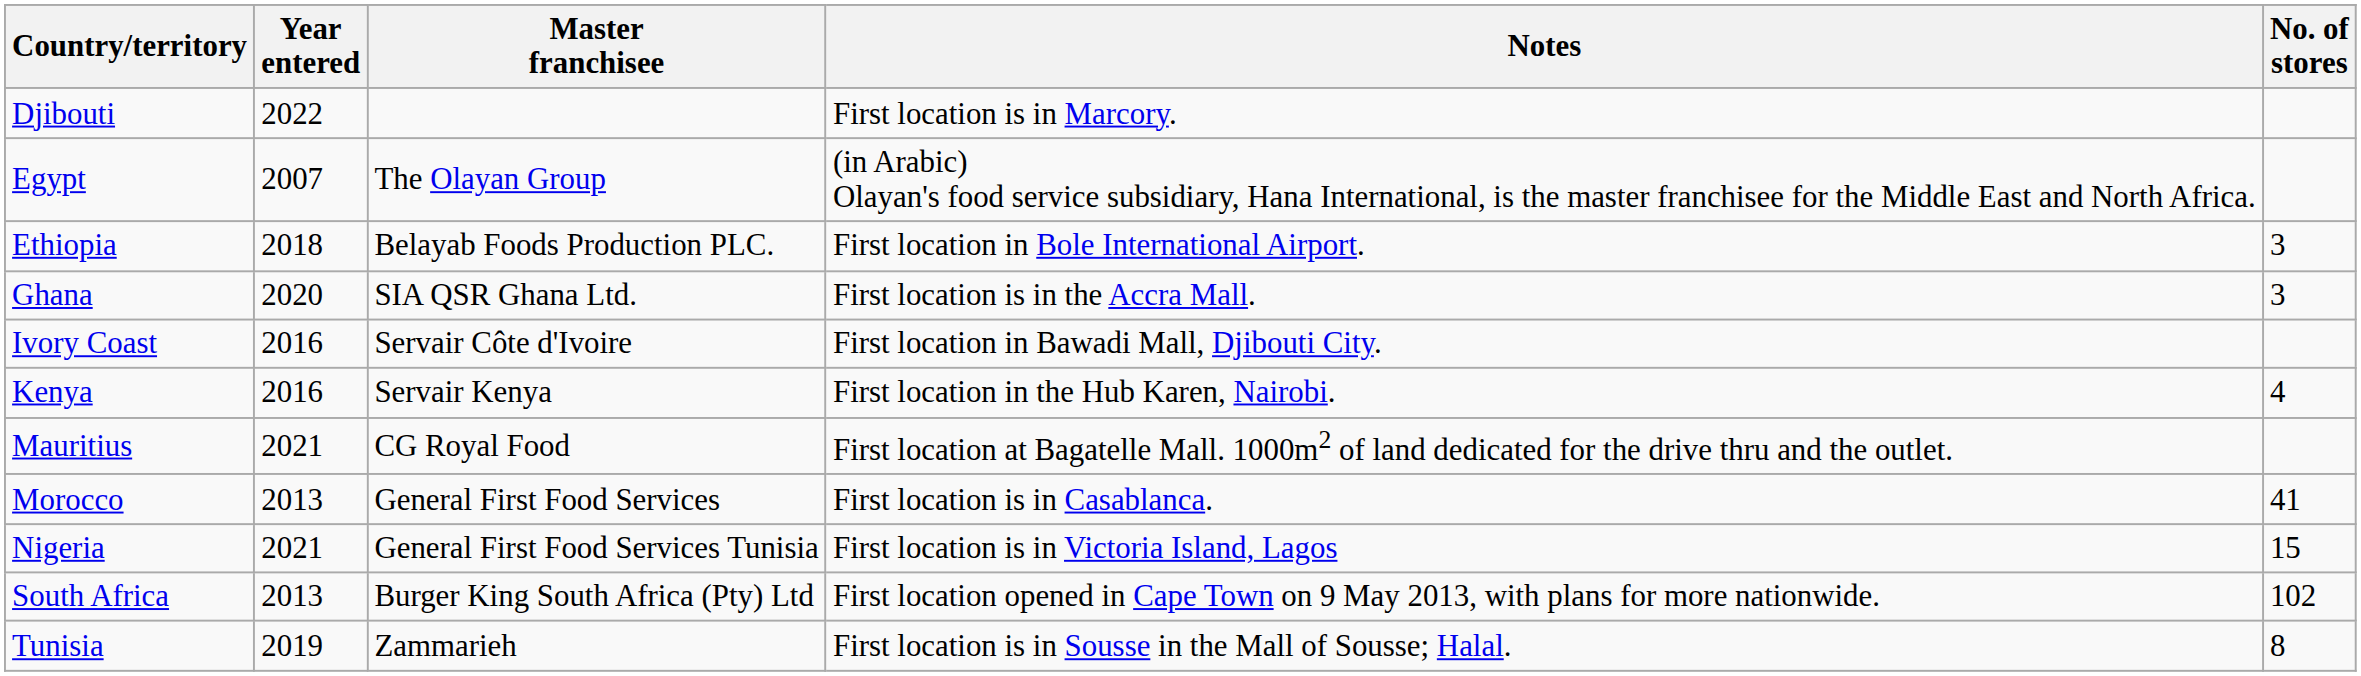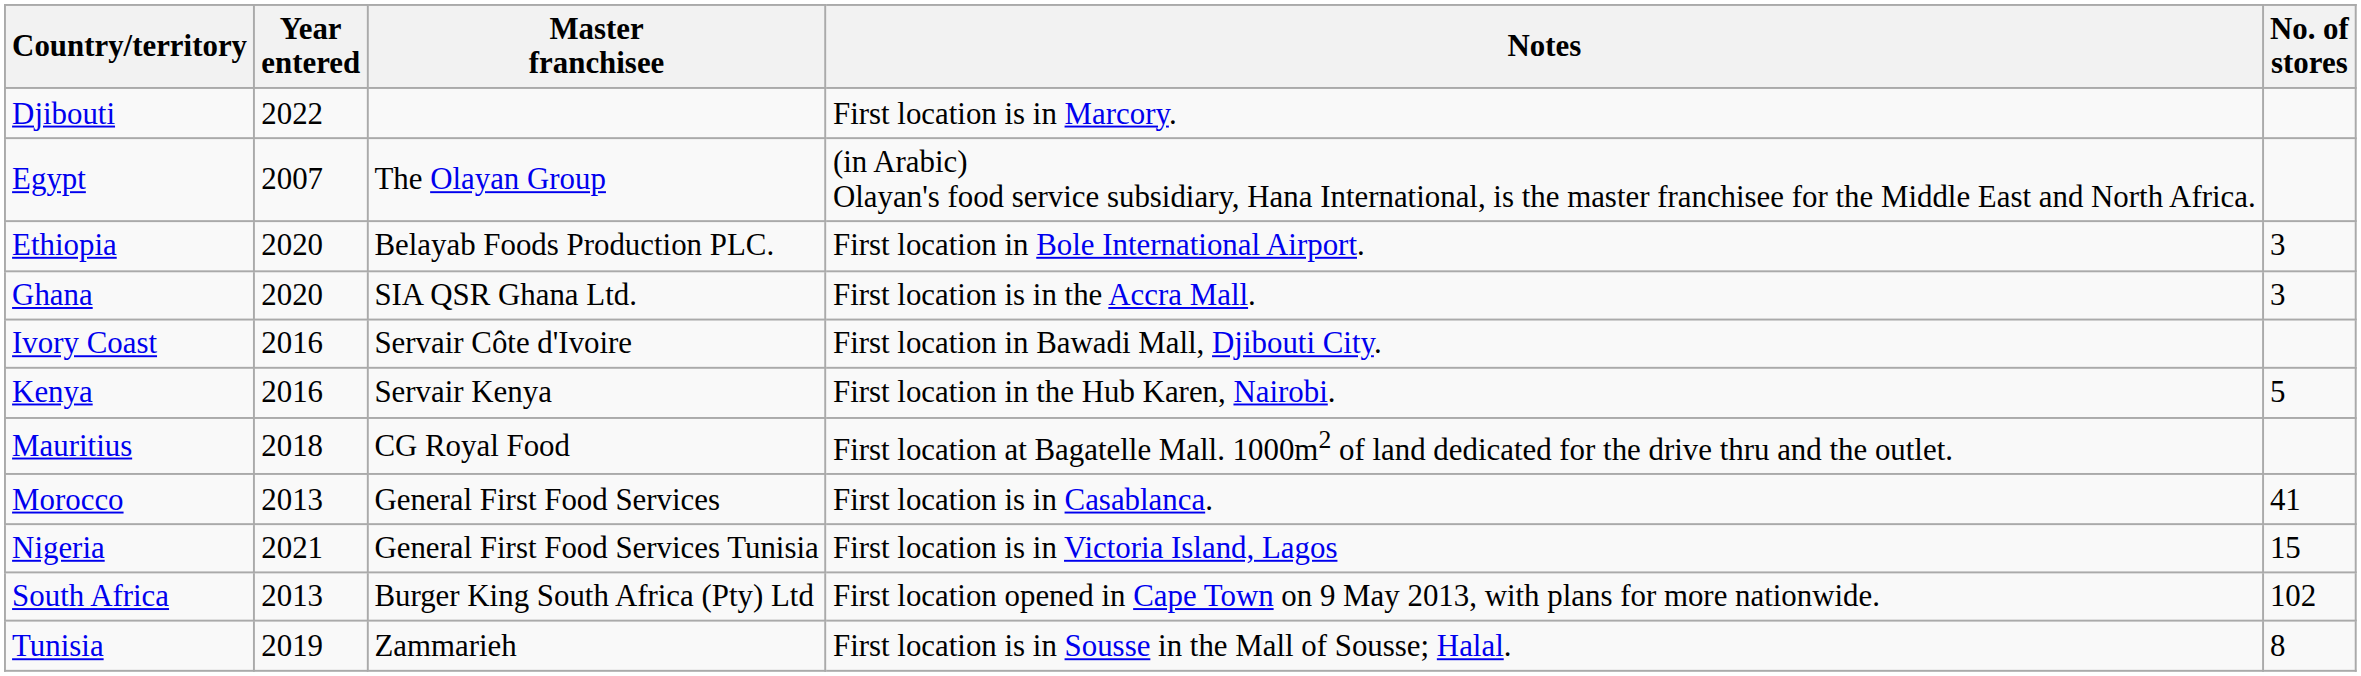(292, 245) 2018 -> (292, 245) 2020
(2278, 392) 4 -> (2278, 392) 5
(292, 445) 2021 -> (292, 445) 2018
